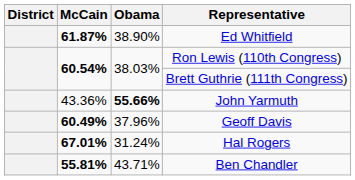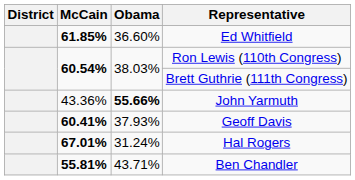(84, 36) 61.87% -> (84, 36) 61.85%
(137, 36) 38.90% -> (137, 36) 36.60%
(84, 121) 60.49% -> (84, 121) 60.41%
(137, 121) 37.96% -> (137, 121) 37.93%
